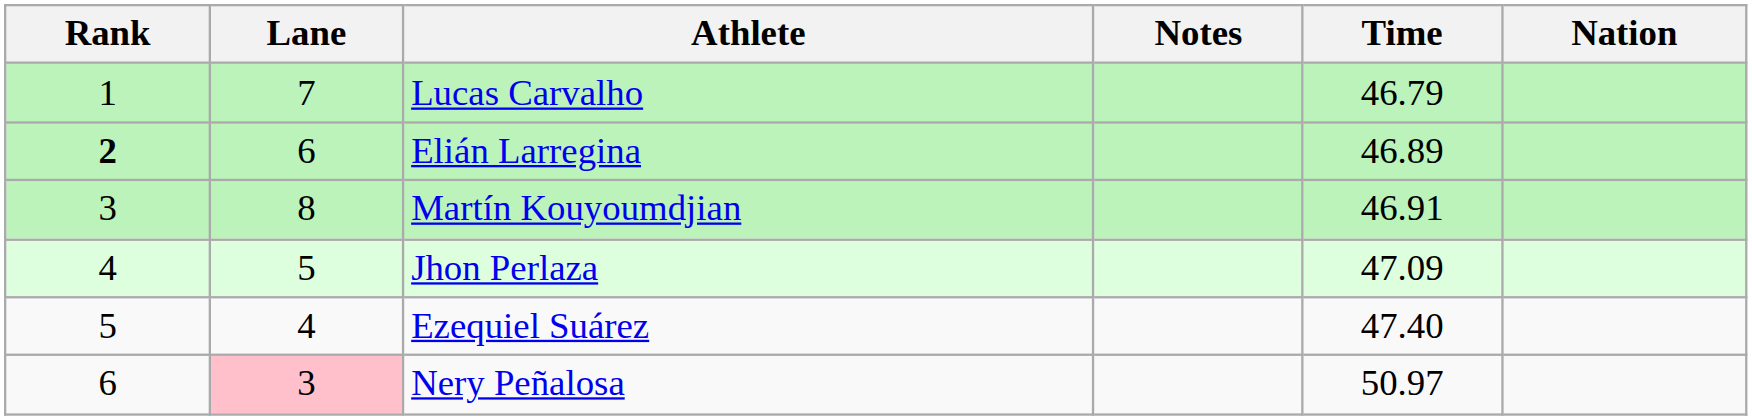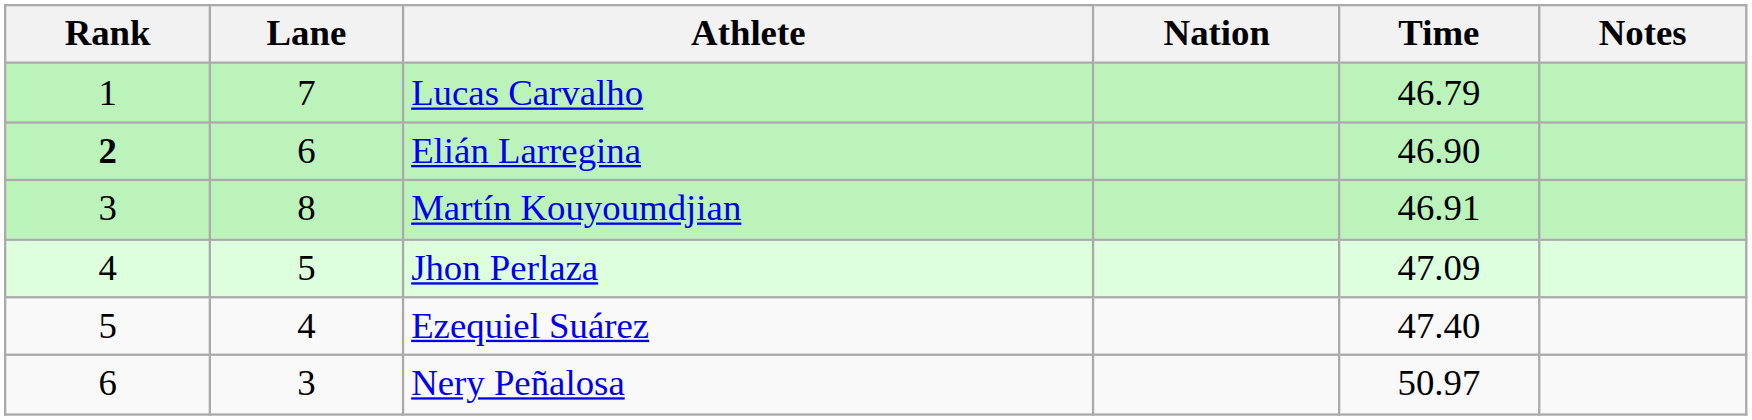columns swapped: (1624, 33) <-> (1198, 33)
(1402, 150) 46.89 -> (1439, 150) 46.90
(306, 383) pink background -> (306, 383) no background
